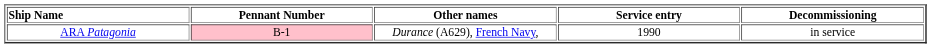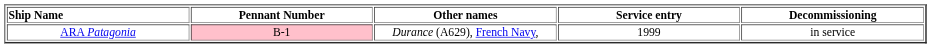(649, 32) 1990 -> (649, 32) 1999
